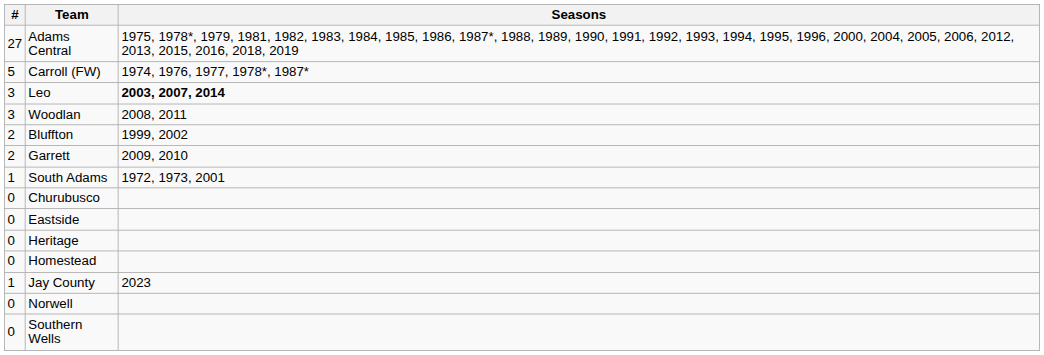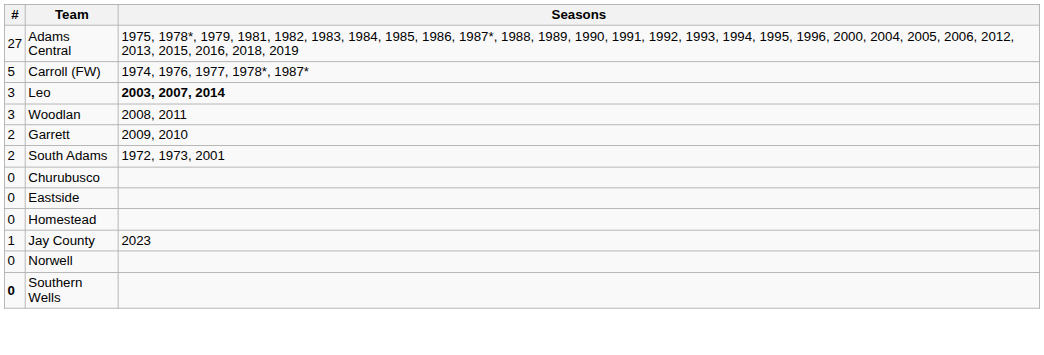- row: (51, 135)
(11, 177) 1 -> (11, 156) 2
- row: (53, 240)
(11, 332) normal -> (11, 290) bold
